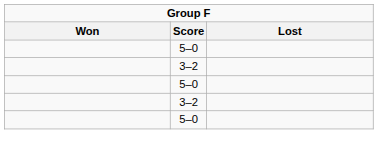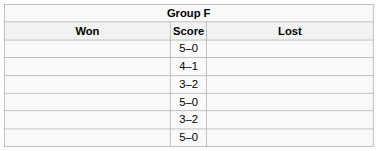+ row: (87, 67)
